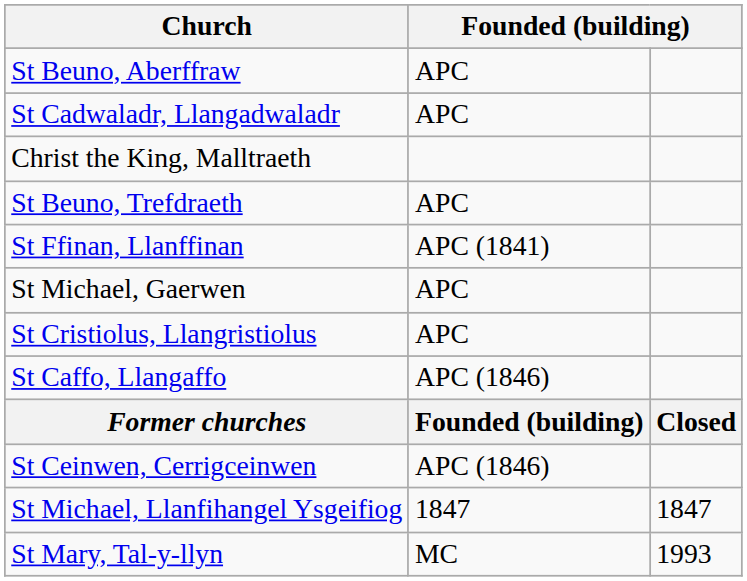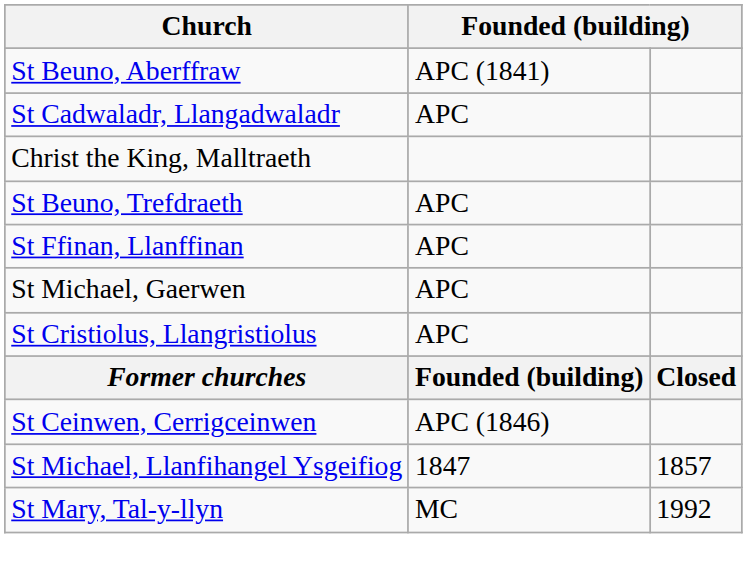(442, 70) APC -> (482, 70) APC (1841)
(482, 245) APC (1841) -> (442, 245) APC
- row: (119, 377)
(684, 509) 1847 -> (684, 465) 1857
(684, 553) 1993 -> (684, 509) 1992
